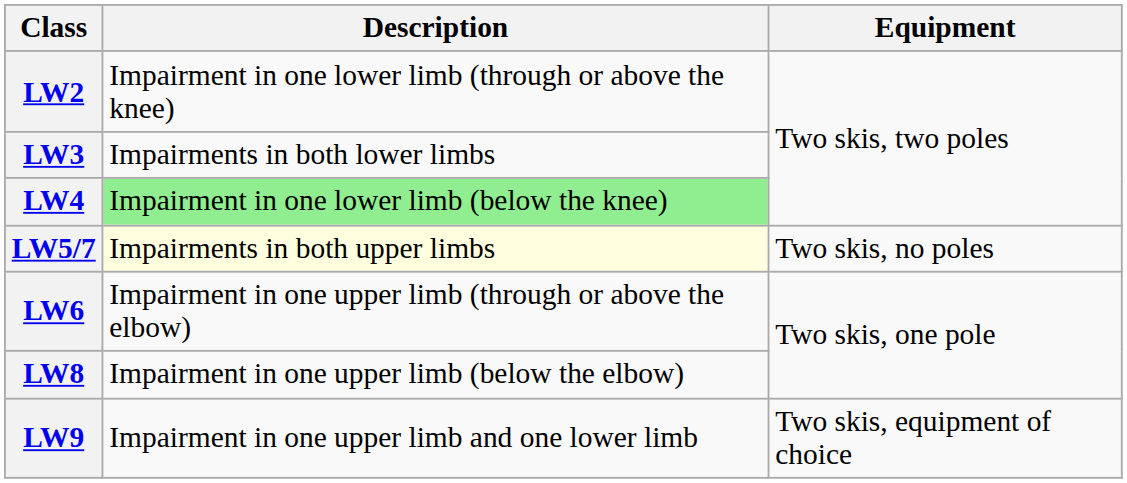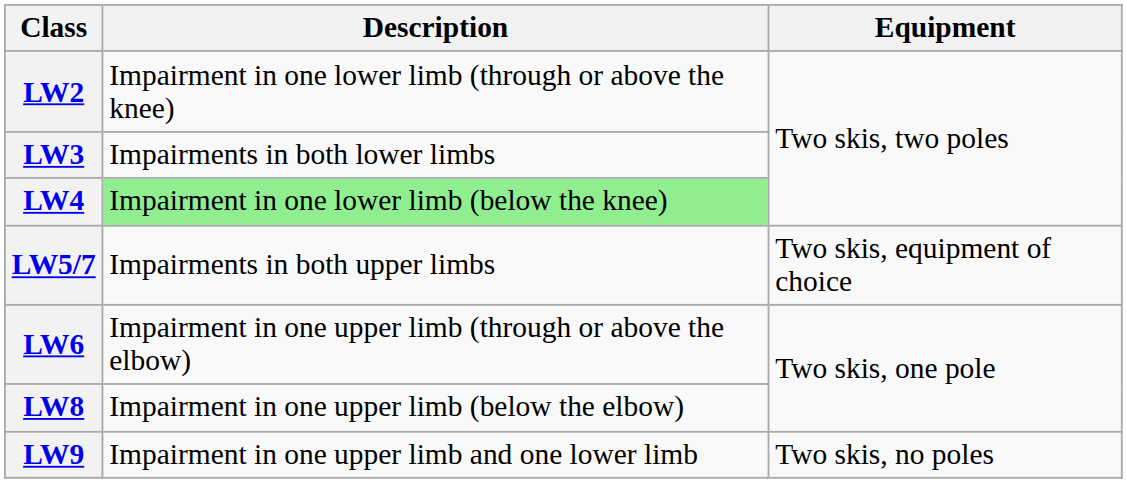(302, 247) lightyellow background -> (302, 264) no background
(885, 247) Two skis, no poles -> (913, 264) Two skis, equipment of choice
(913, 437) Two skis, equipment of choice -> (885, 454) Two skis, no poles
